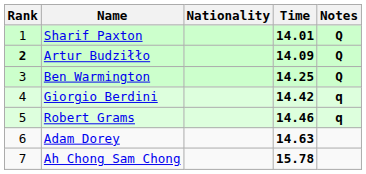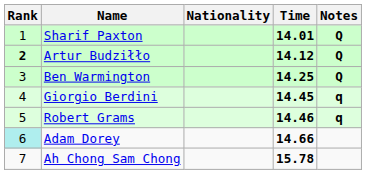(295, 56) 14.09 -> (295, 56) 14.12
(295, 97) 14.42 -> (295, 97) 14.45
(23, 138) no background -> (23, 138) paleturquoise background
(295, 138) 14.63 -> (295, 138) 14.66
